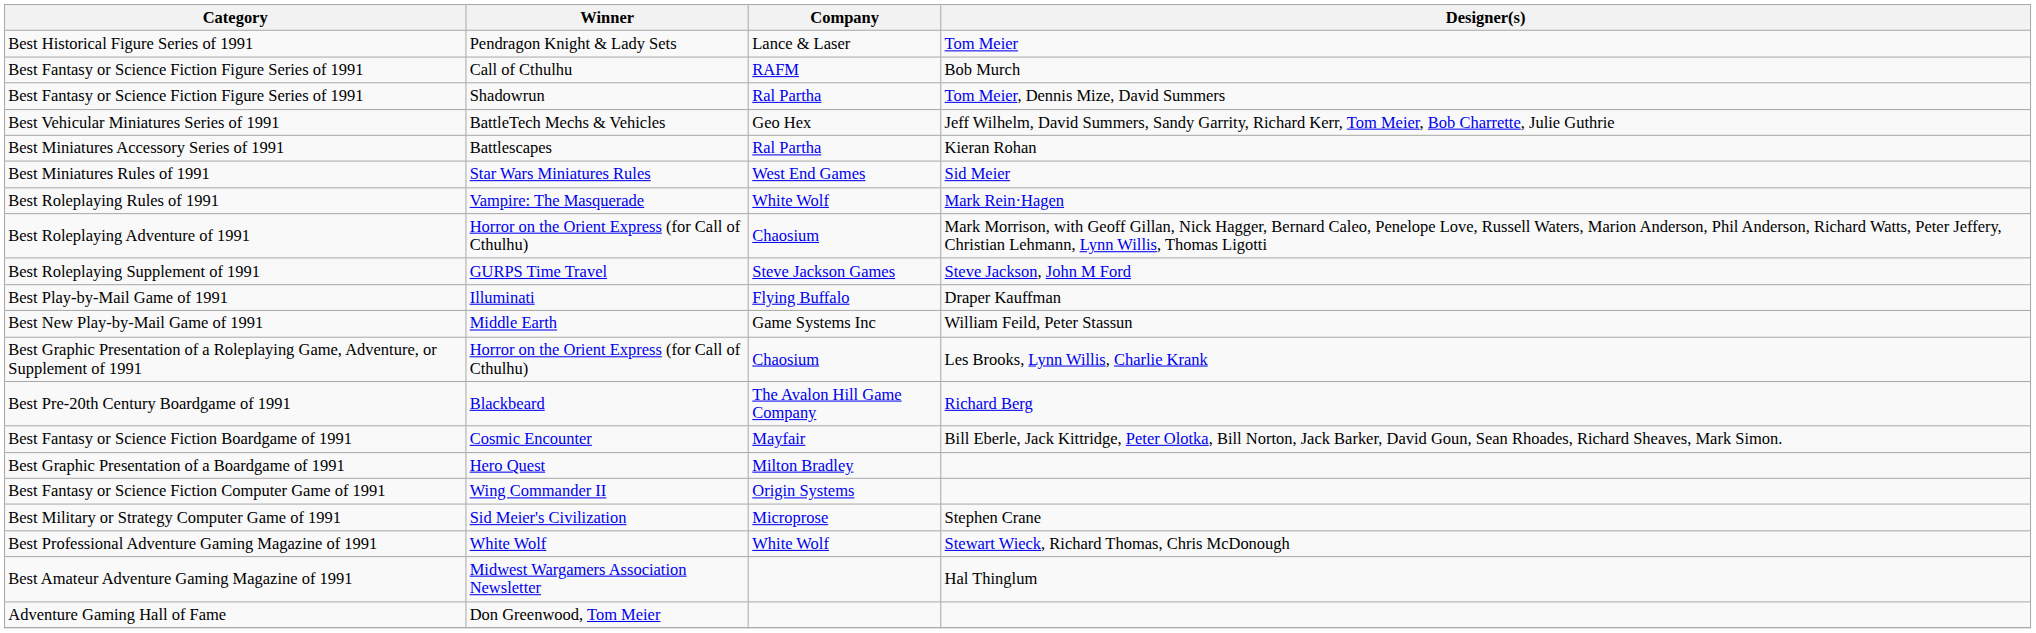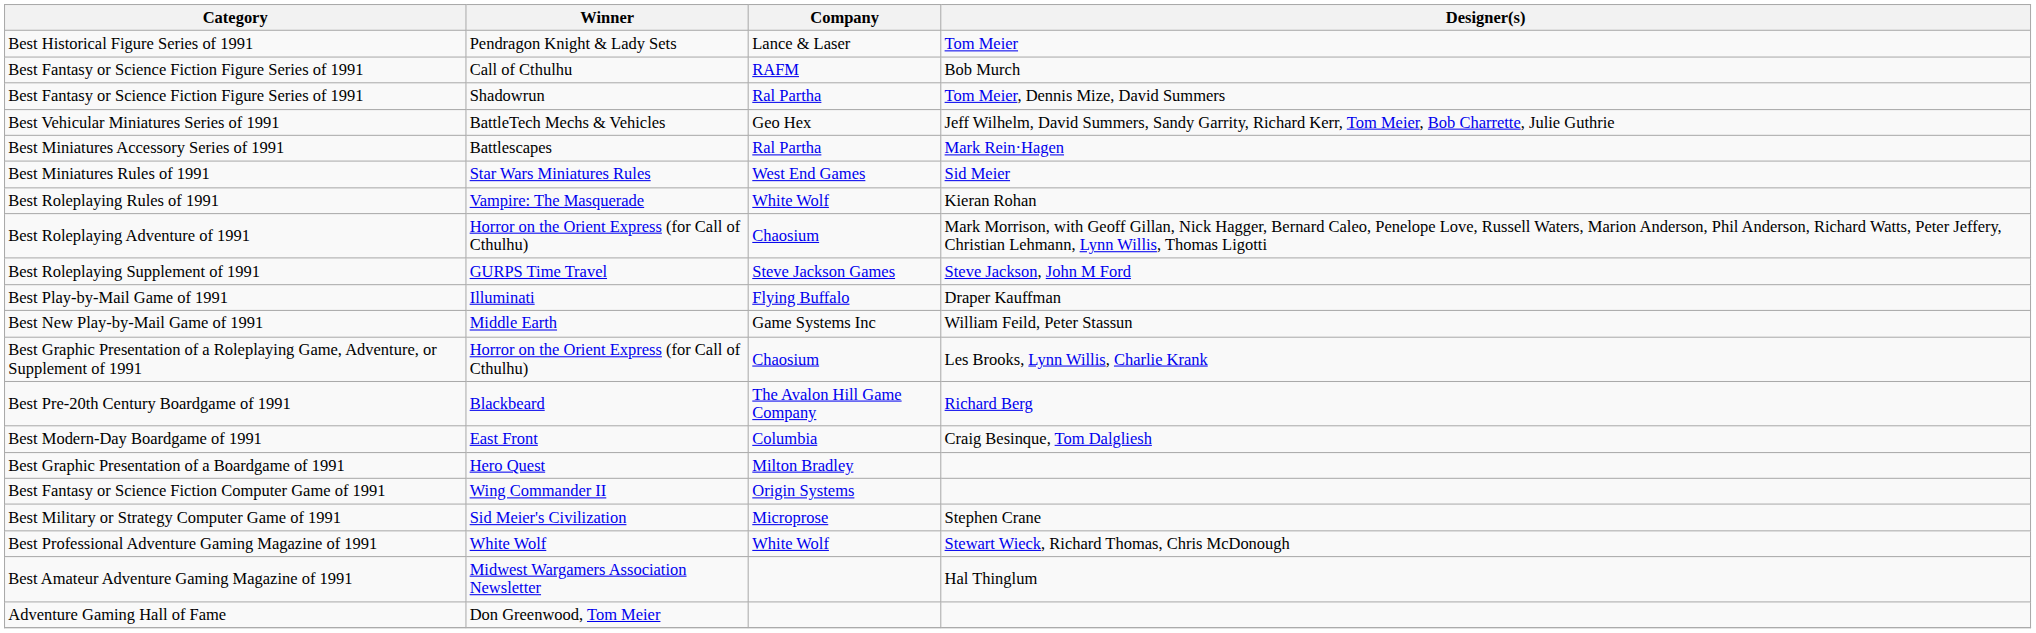(991, 148) Kieran Rohan -> (1004, 148) Mark Rein·Hagen
(1004, 200) Mark Rein·Hagen -> (991, 200) Kieran Rohan
+ row: (135, 439)
- row: (180, 439)
